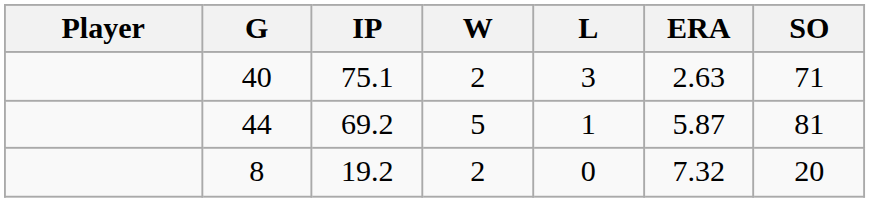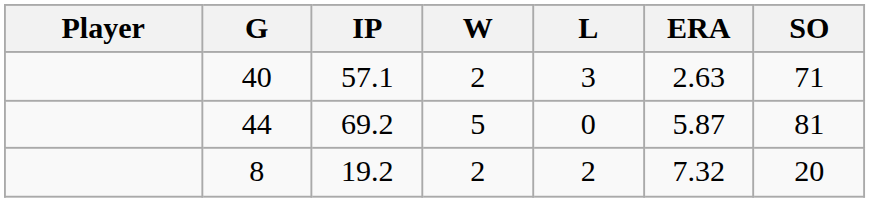(367, 76) 75.1 -> (367, 76) 57.1
(588, 123) 1 -> (588, 123) 0
(588, 171) 0 -> (588, 171) 2
